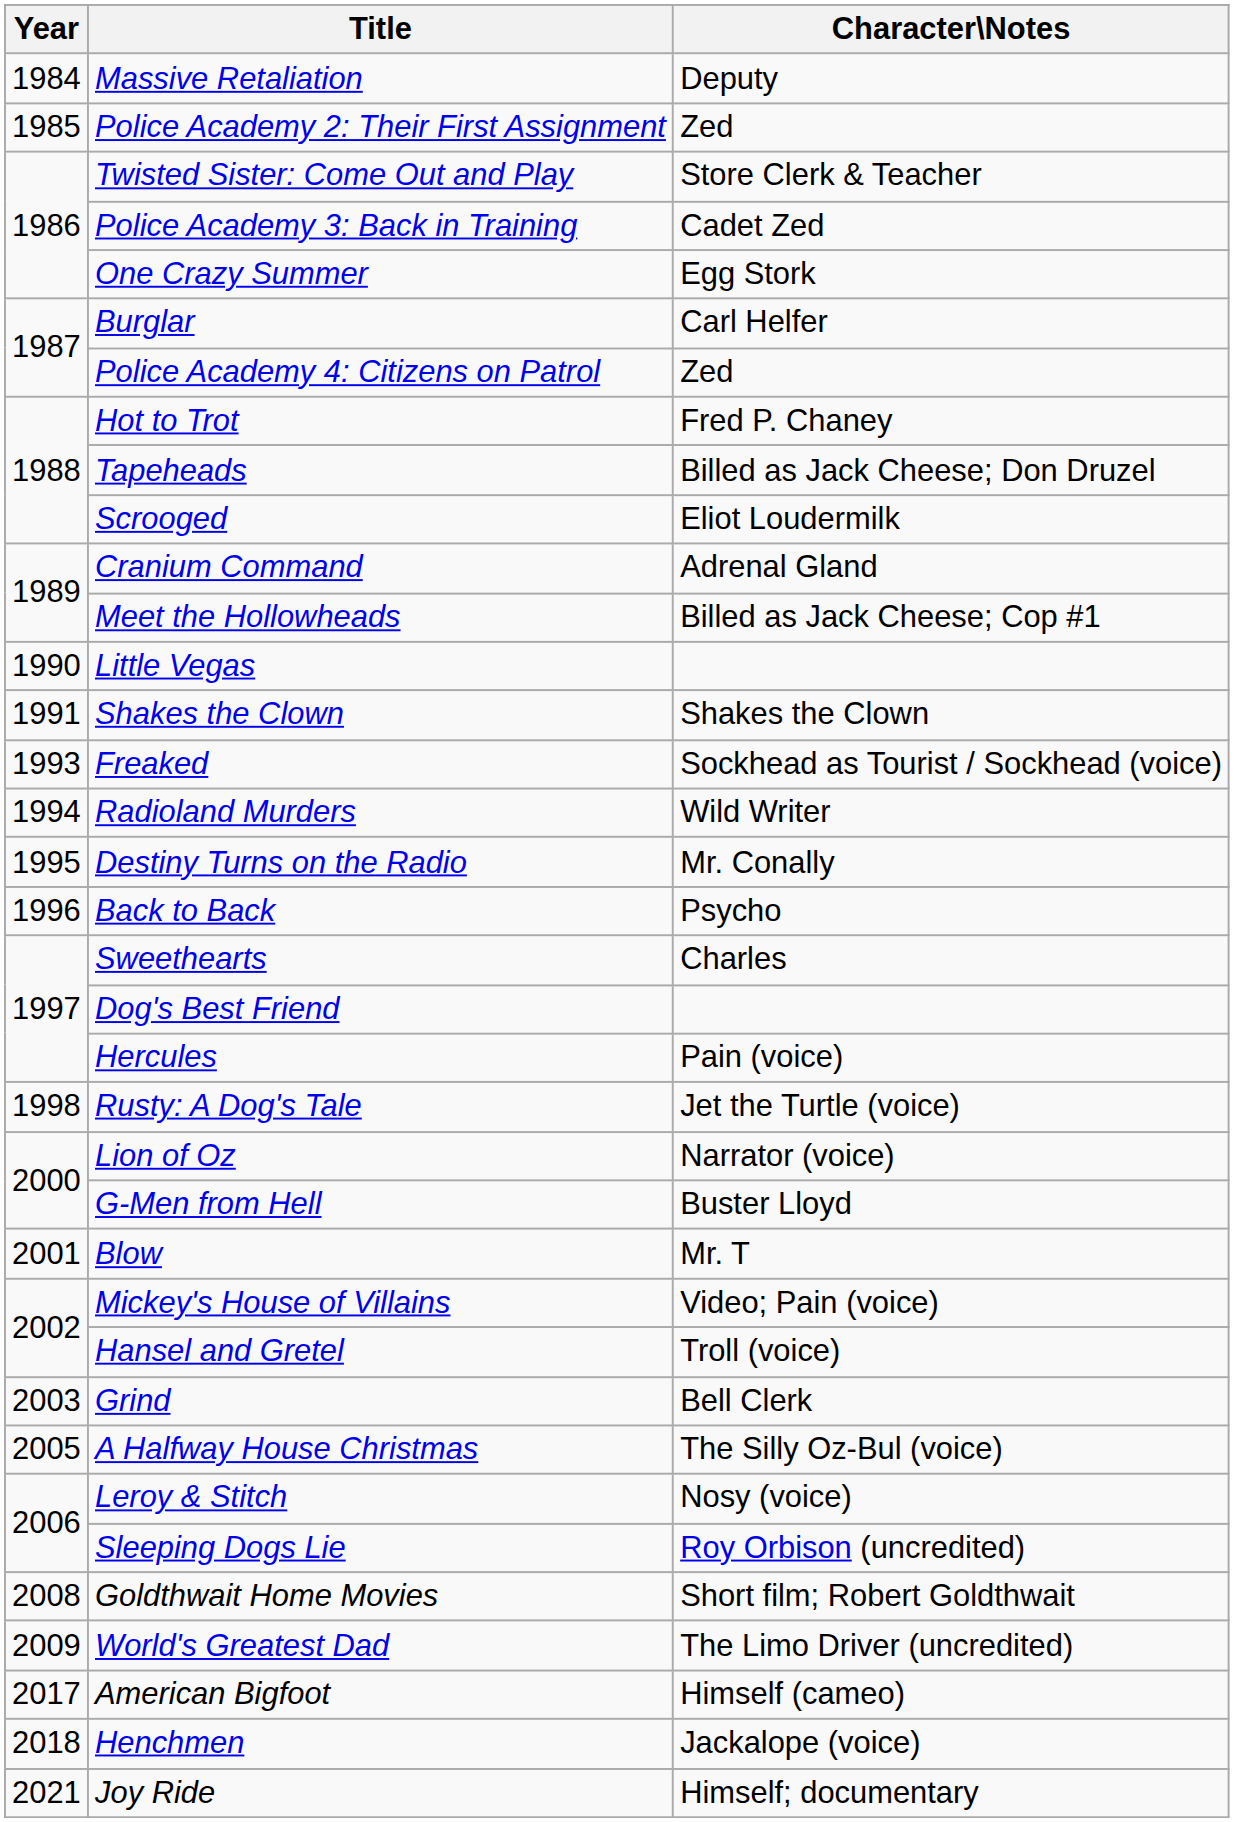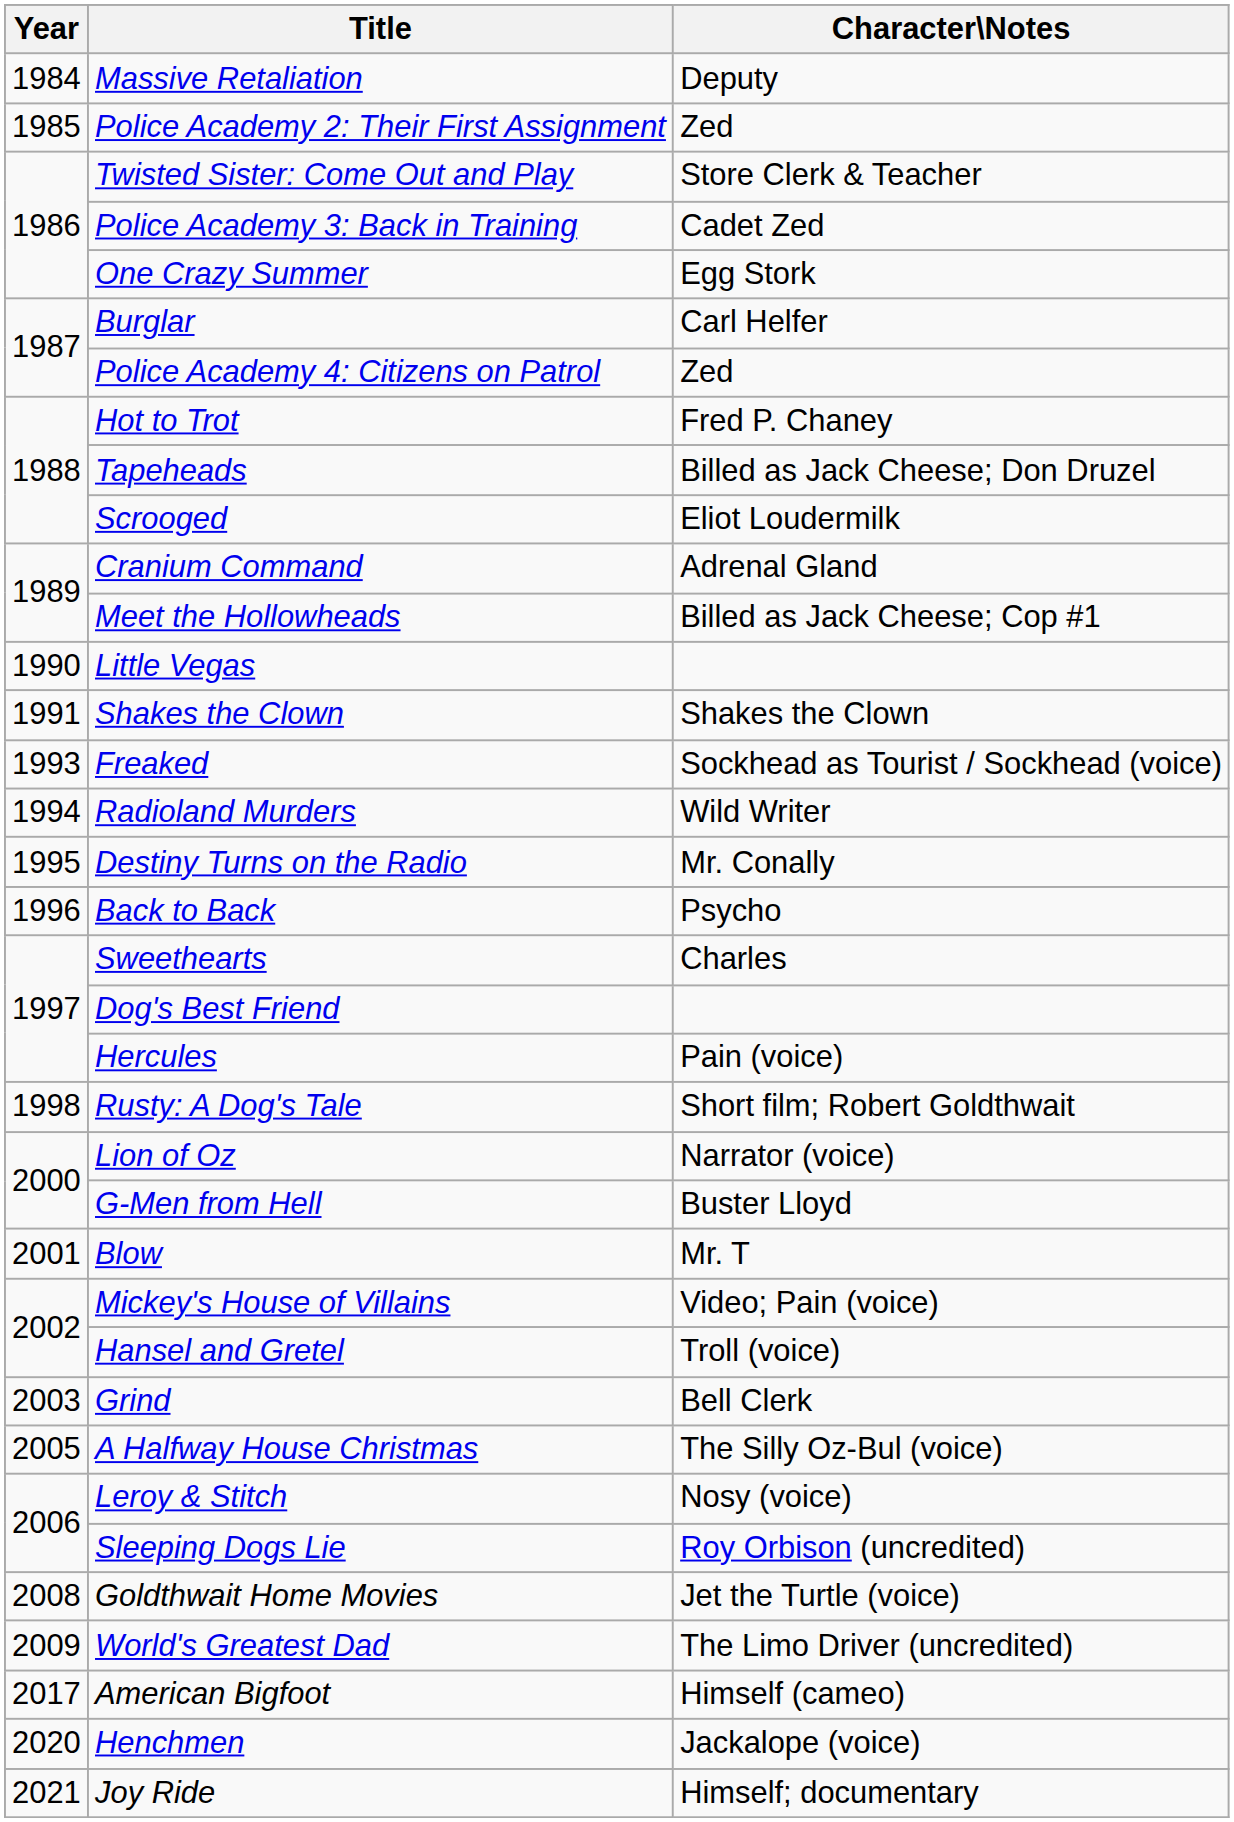(820, 1106) Jet the Turtle (voice) -> (878, 1106) Short film; Robert Goldthwait
(878, 1596) Short film; Robert Goldthwait -> (820, 1596) Jet the Turtle (voice)
(46, 1743) 2018 -> (46, 1743) 2020
